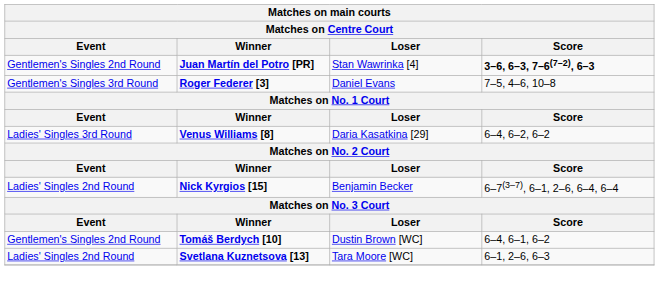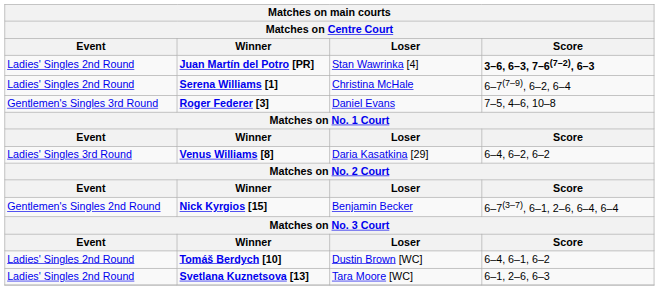(84, 65) Gentlemen's Singles 2nd Round -> (71, 65) Ladies' Singles 2nd Round
+ row: (229, 85)
(71, 187) Ladies' Singles 2nd Round -> (84, 207) Gentlemen's Singles 2nd Round
(84, 239) Gentlemen's Singles 2nd Round -> (71, 259) Ladies' Singles 2nd Round
